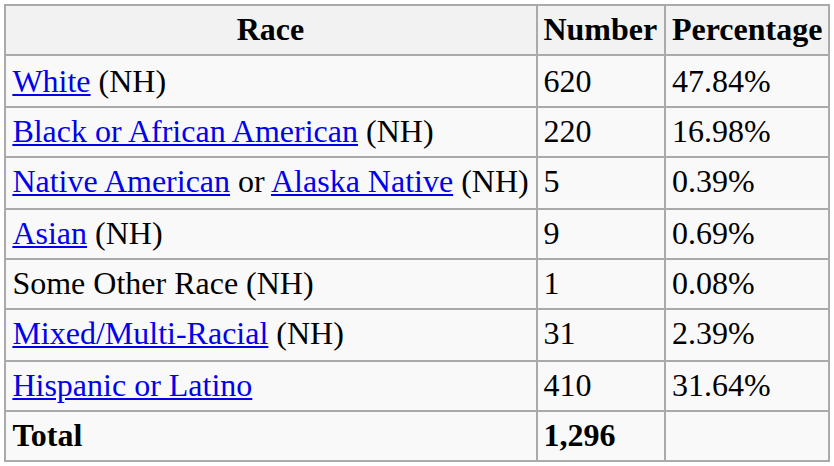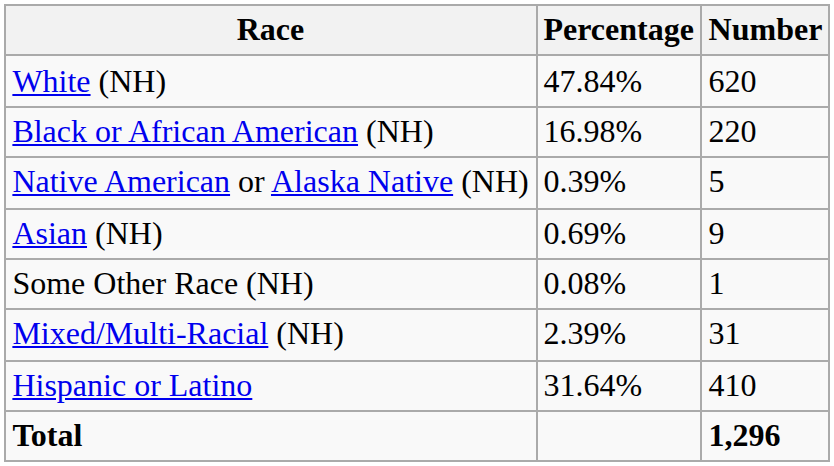columns swapped: (600, 29) <-> (747, 29)
